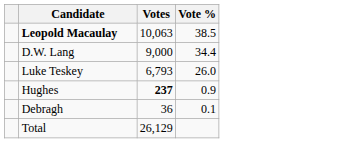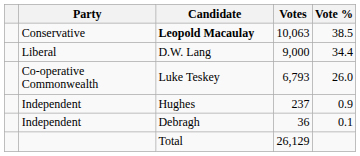+ column: (87, 14)
(164, 90) bold -> (300, 103) normal
